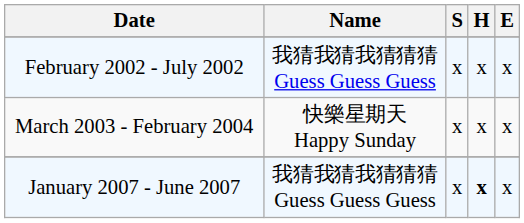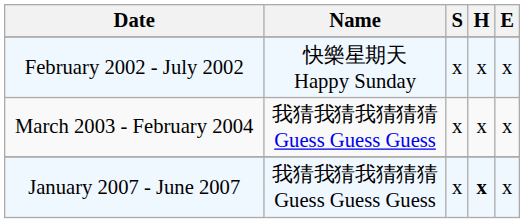(355, 67) 我猜我猜我猜猜猜 Guess Guess Guess -> (355, 67) 快樂星期天 Happy Sunday
(355, 127) 快樂星期天 Happy Sunday -> (355, 127) 我猜我猜我猜猜猜 Guess Guess Guess
